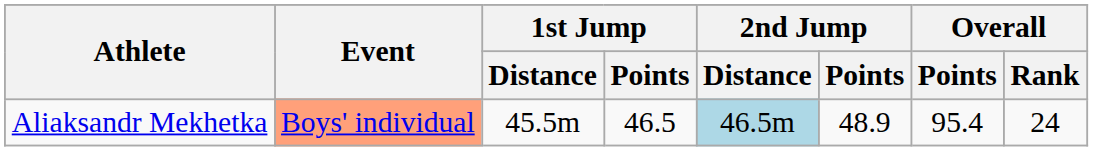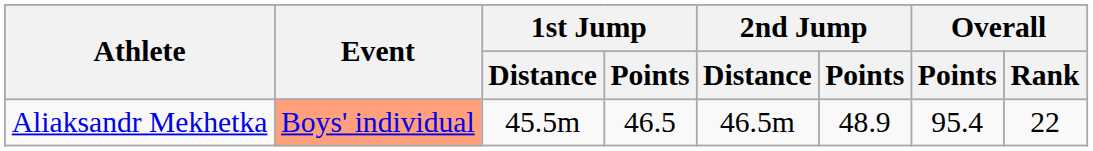(757, 121) lightblue background -> (757, 121) no background
(1045, 121) 24 -> (1045, 121) 22
